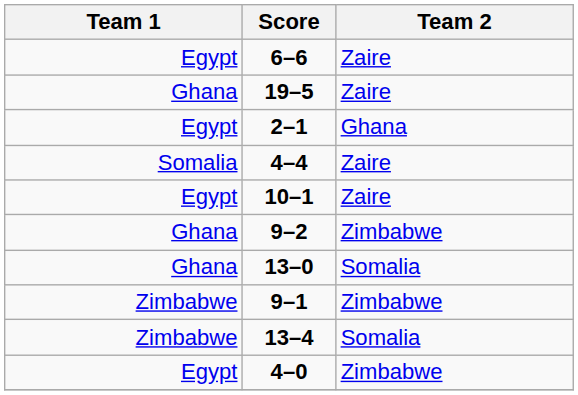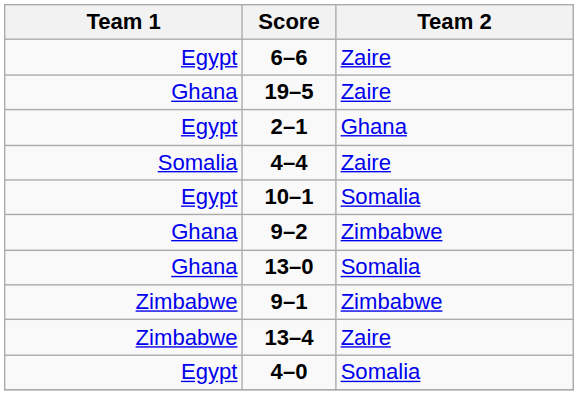(366, 197) Zaire -> (381, 197) Somalia
(381, 337) Somalia -> (366, 337) Zaire
(392, 372) Zimbabwe -> (381, 372) Somalia
